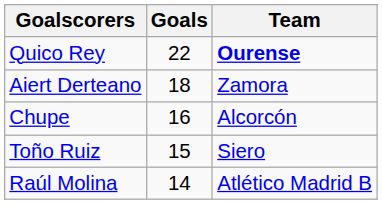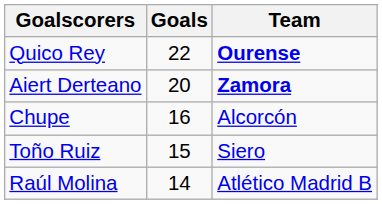(179, 85) 18 -> (179, 85) 20
(252, 85) normal -> (254, 85) bold
